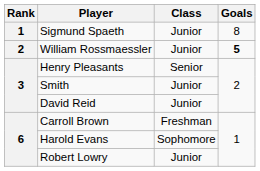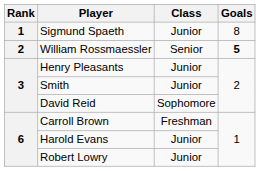(186, 49) Junior -> (186, 49) Senior
(186, 67) Senior -> (186, 67) Junior
(186, 103) Junior -> (186, 103) Sophomore
(186, 139) Sophomore -> (186, 139) Junior
